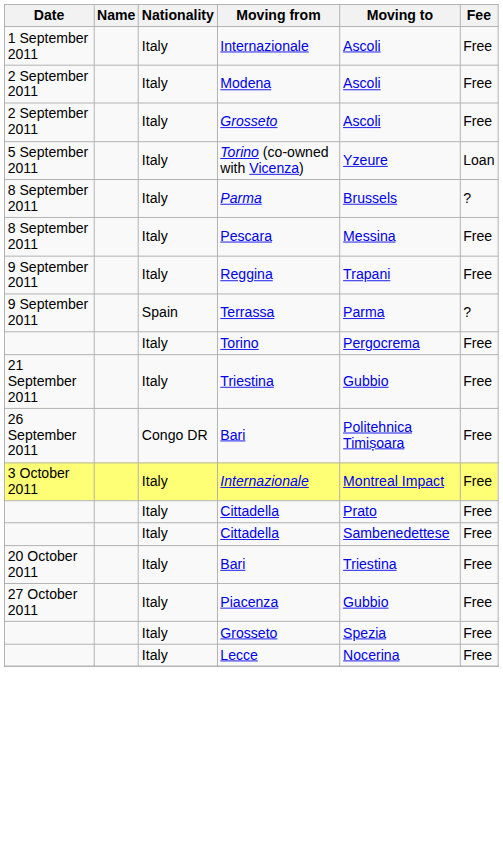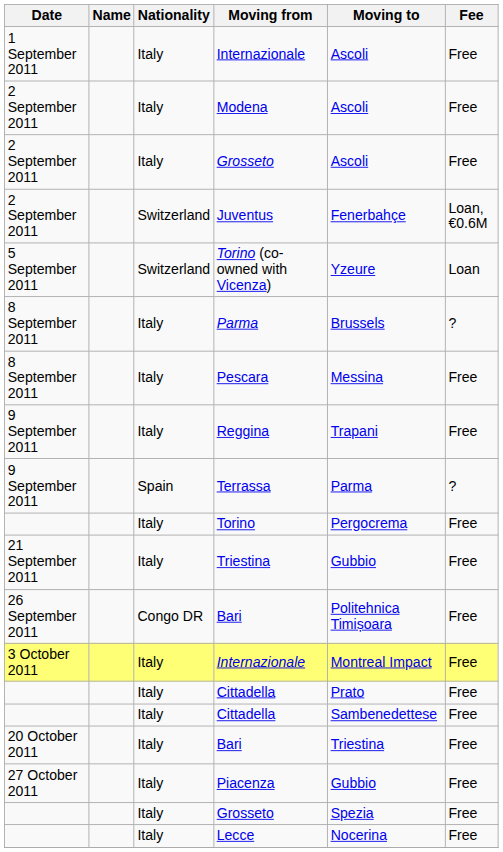+ row: (42, 215)
(155, 160) Italy -> (174, 269) Switzerland
